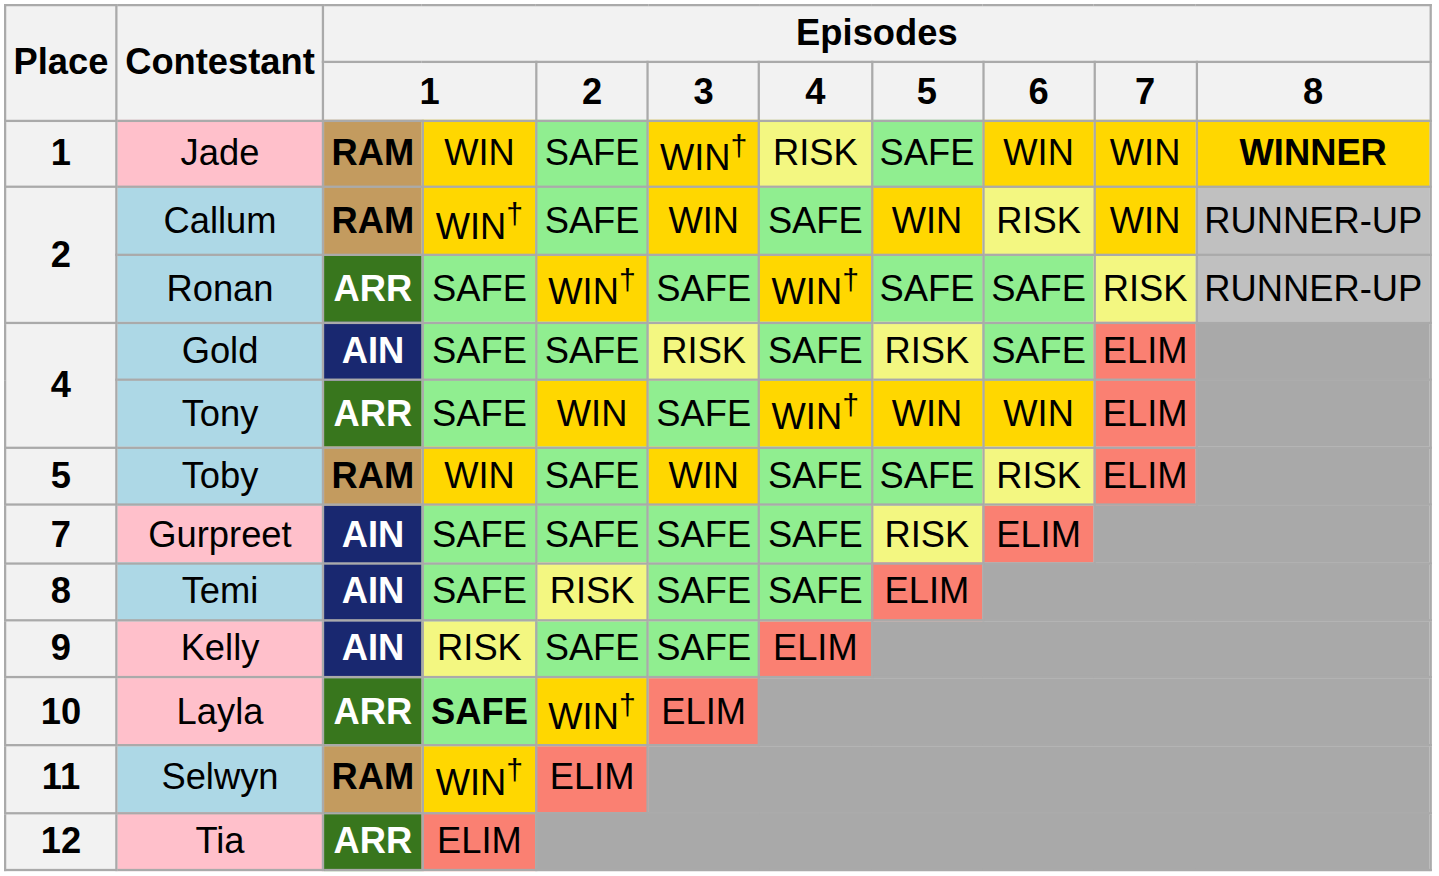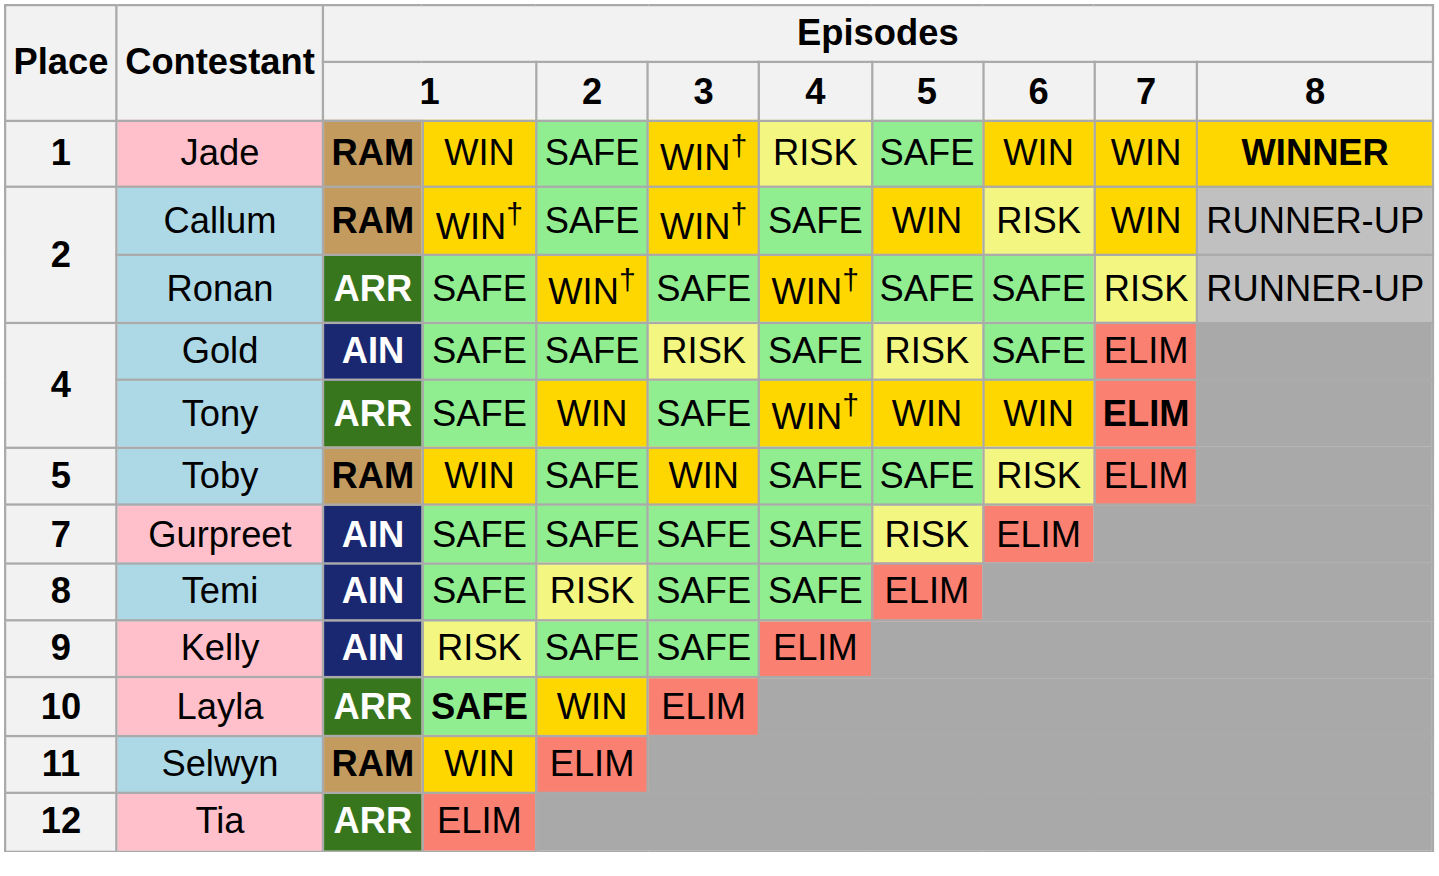(704, 220) WIN -> (704, 220) WIN†
(1145, 413) normal -> (1146, 413) bold
(592, 711) WIN† -> (592, 706) WIN
(479, 778) WIN† -> (479, 763) WIN
